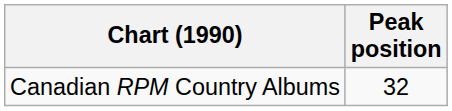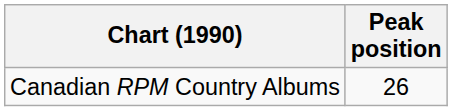(396, 86) 32 -> (396, 86) 26
